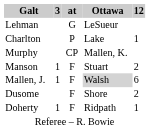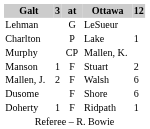(58, 80) 1 -> (58, 80) 2
(96, 80) lightgrey background -> (96, 80) no background
(136, 94) 2 -> (136, 94) 6
